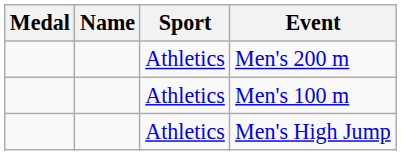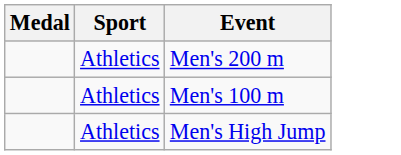- column: (108, 22)
